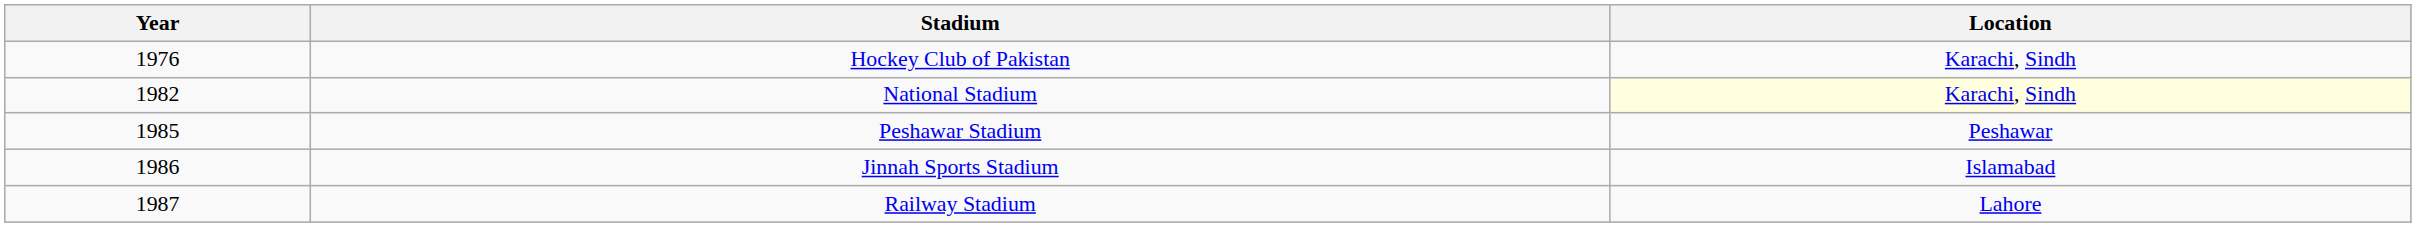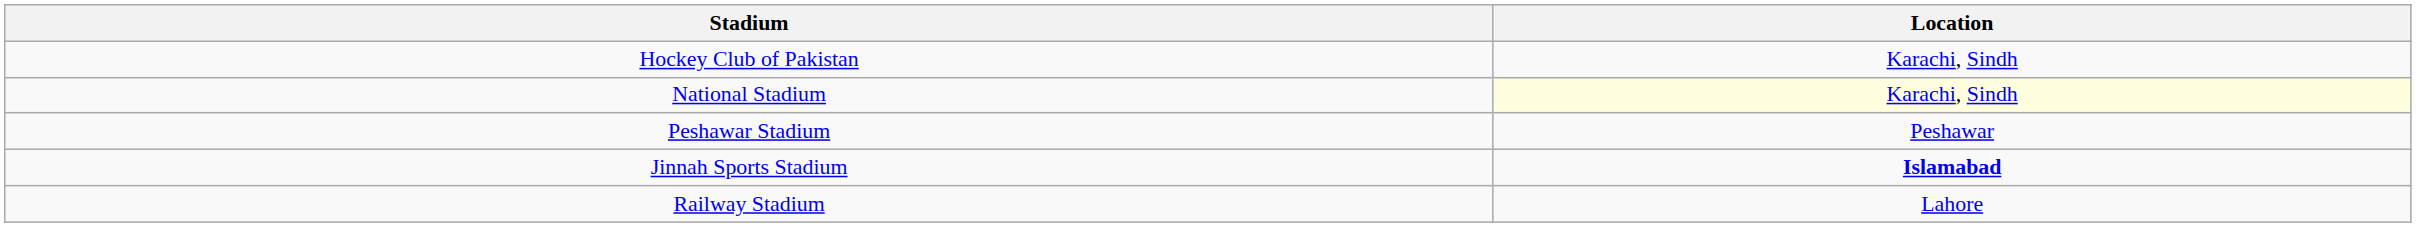- column: (158, 22)
(2010, 167) normal -> (1952, 167) bold
